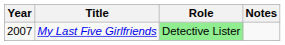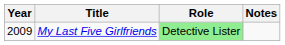(20, 31) 2007 -> (20, 31) 2009
